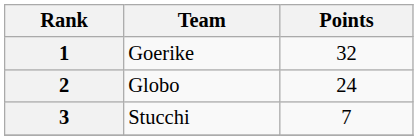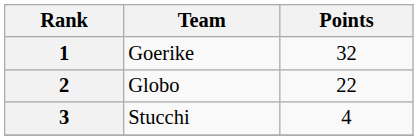(346, 85) 24 -> (346, 85) 22
(346, 118) 7 -> (346, 118) 4
